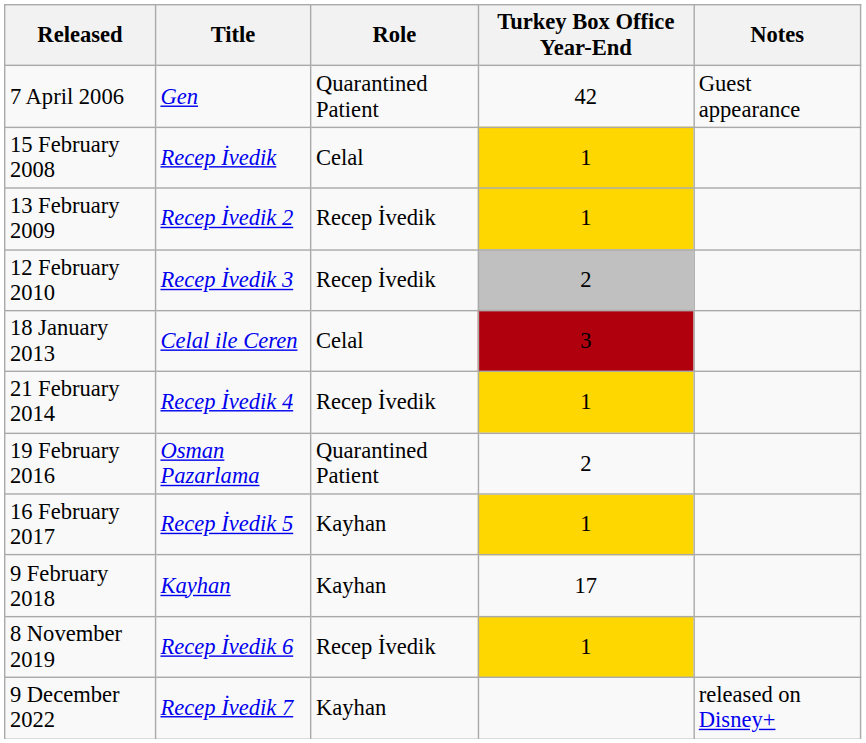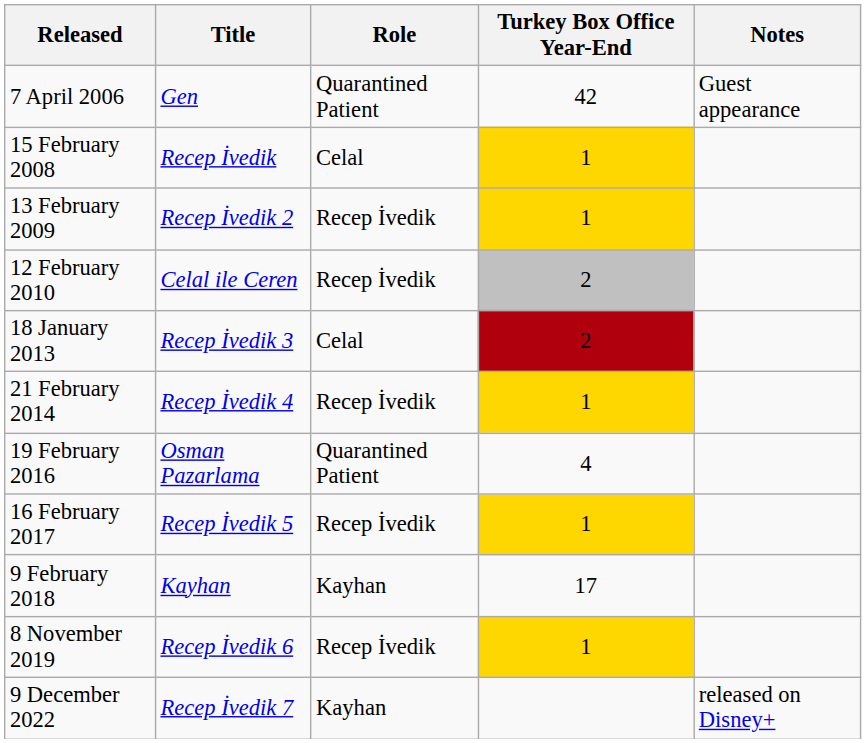(227, 279) Recep İvedik 3 -> (229, 279) Celal ile Ceren
(229, 340) Celal ile Ceren -> (227, 340) Recep İvedik 3
(586, 340) 3 -> (586, 340) 2
(586, 463) 2 -> (586, 463) 4
(351, 524) Kayhan -> (376, 524) Recep İvedik
